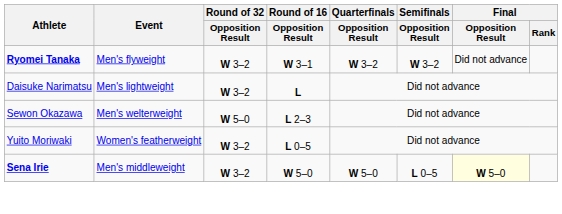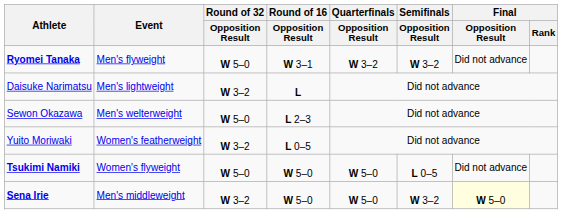(235, 65) W 3–2 -> (235, 65) W 5–0
+ row: (43, 168)
(424, 174) L 0–5 -> (424, 201) W 3–2
